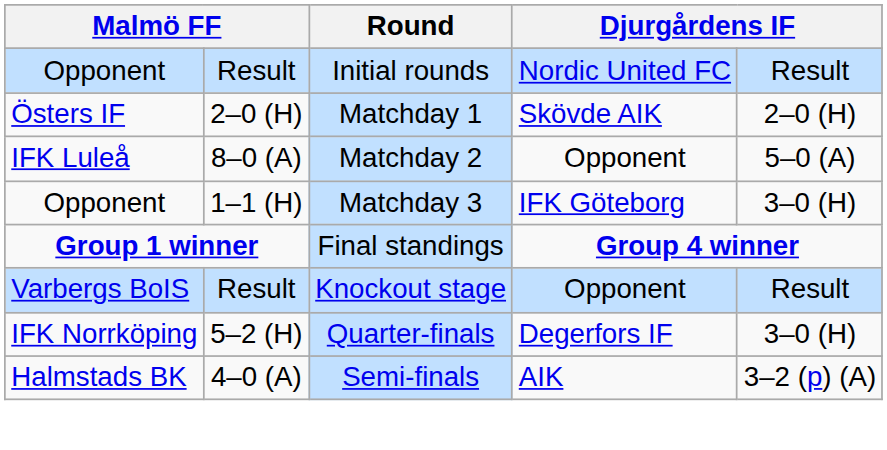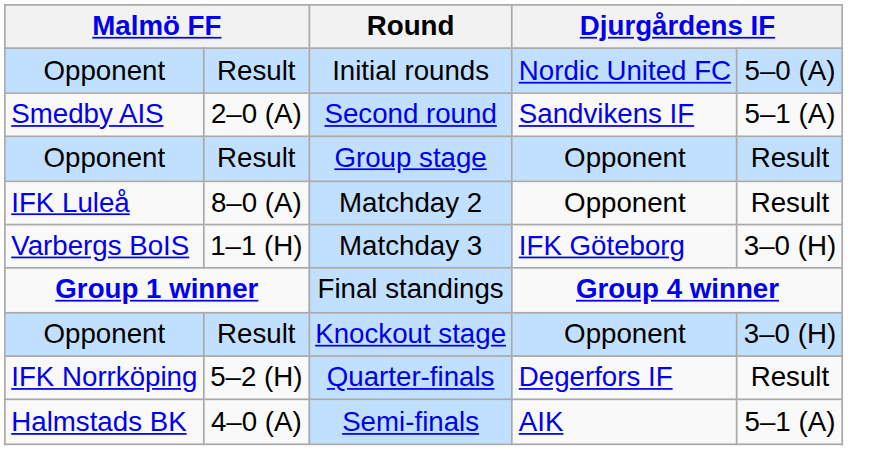(810, 70) Result -> (790, 70) 5–0 (A)
+ row: (411, 114)
+ row: (411, 158)
- row: (411, 114)
(810, 158) 5–0 (A) -> (790, 202) Result
(104, 202) Opponent -> (100, 245) Varbergs BoIS
(100, 289) Varbergs BoIS -> (104, 333) Opponent
(810, 289) Result -> (790, 333) 3–0 (H)
(810, 333) 3–0 (H) -> (790, 377) Result
(810, 377) 3–2 (p) (A) -> (790, 421) 5–1 (A)
